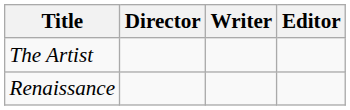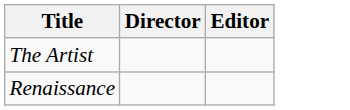- column: (241, 21)
